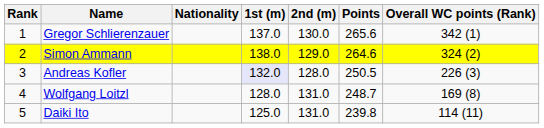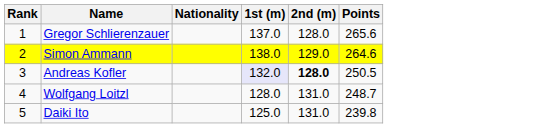- column: (461, 14)
(314, 34) 130.0 -> (314, 34) 128.0
(314, 73) normal -> (314, 73) bold
